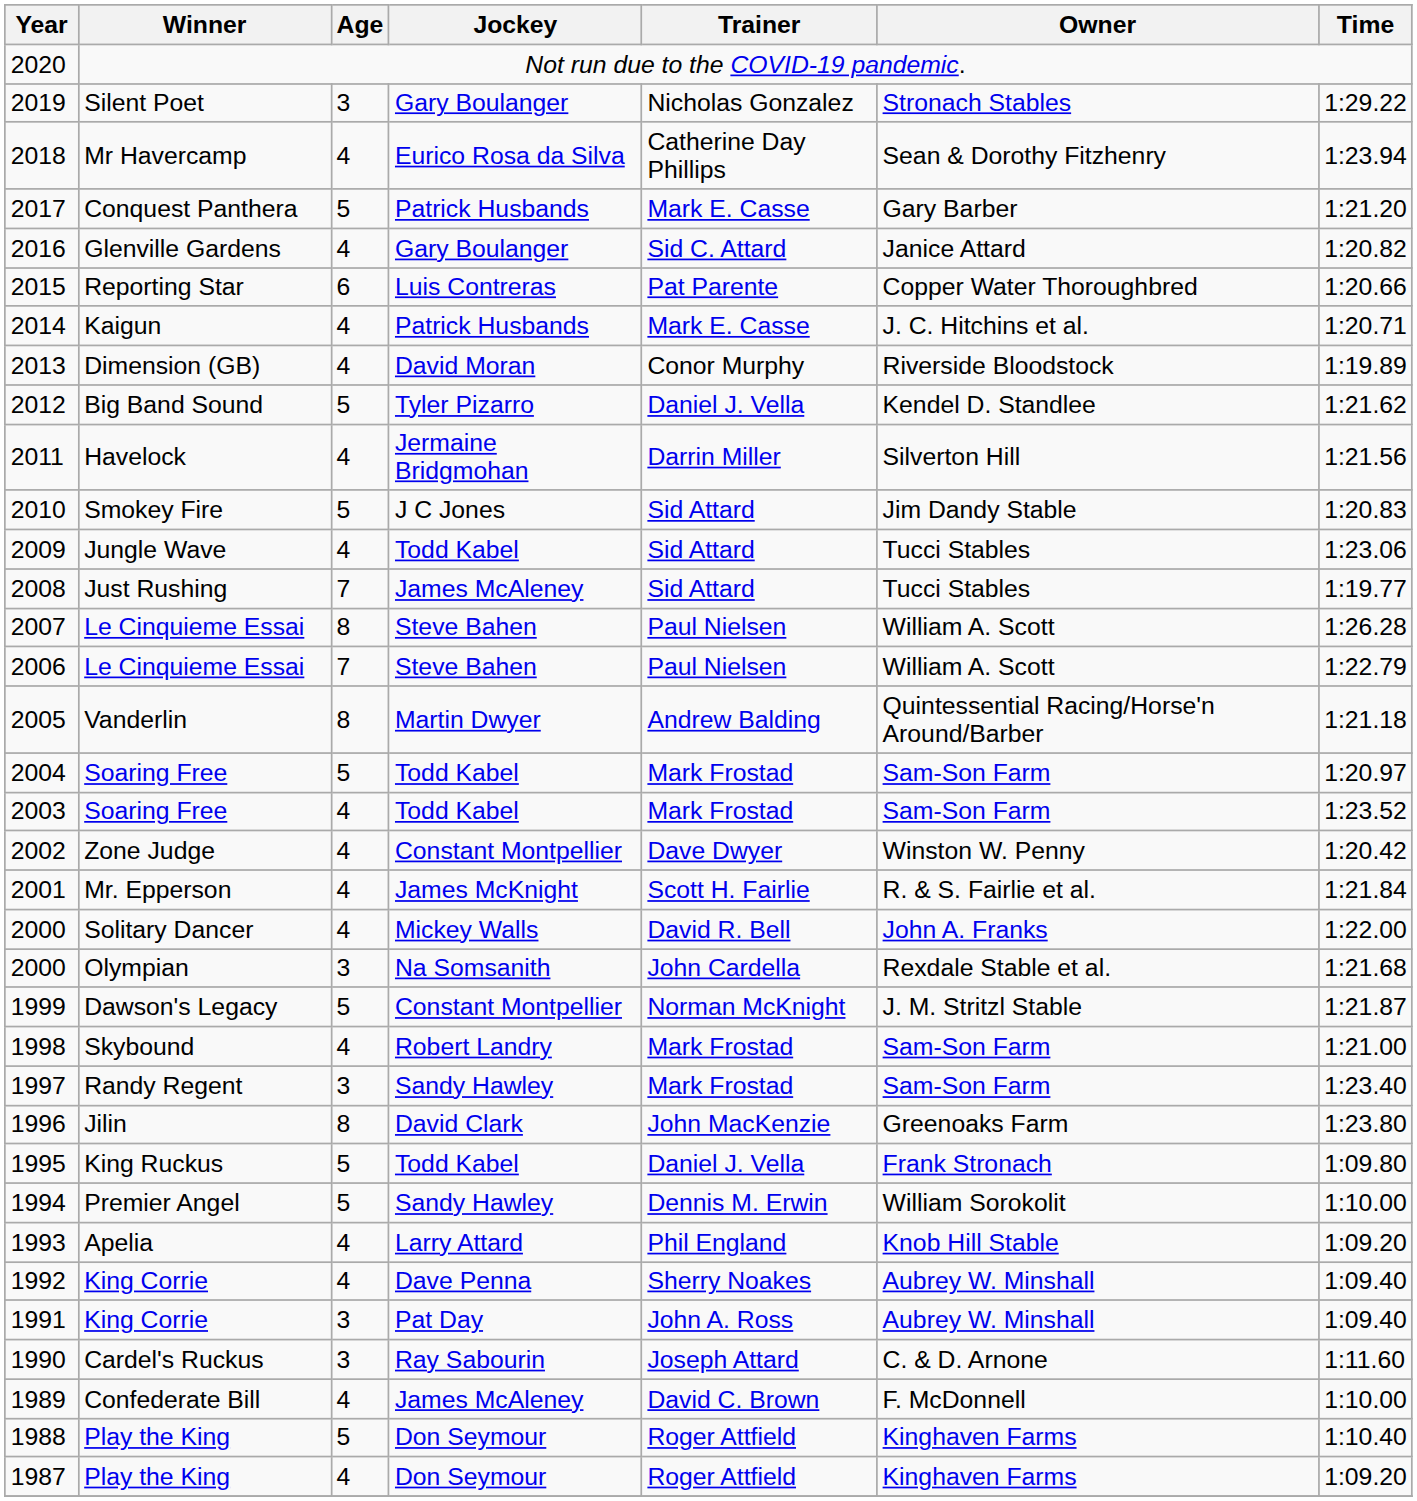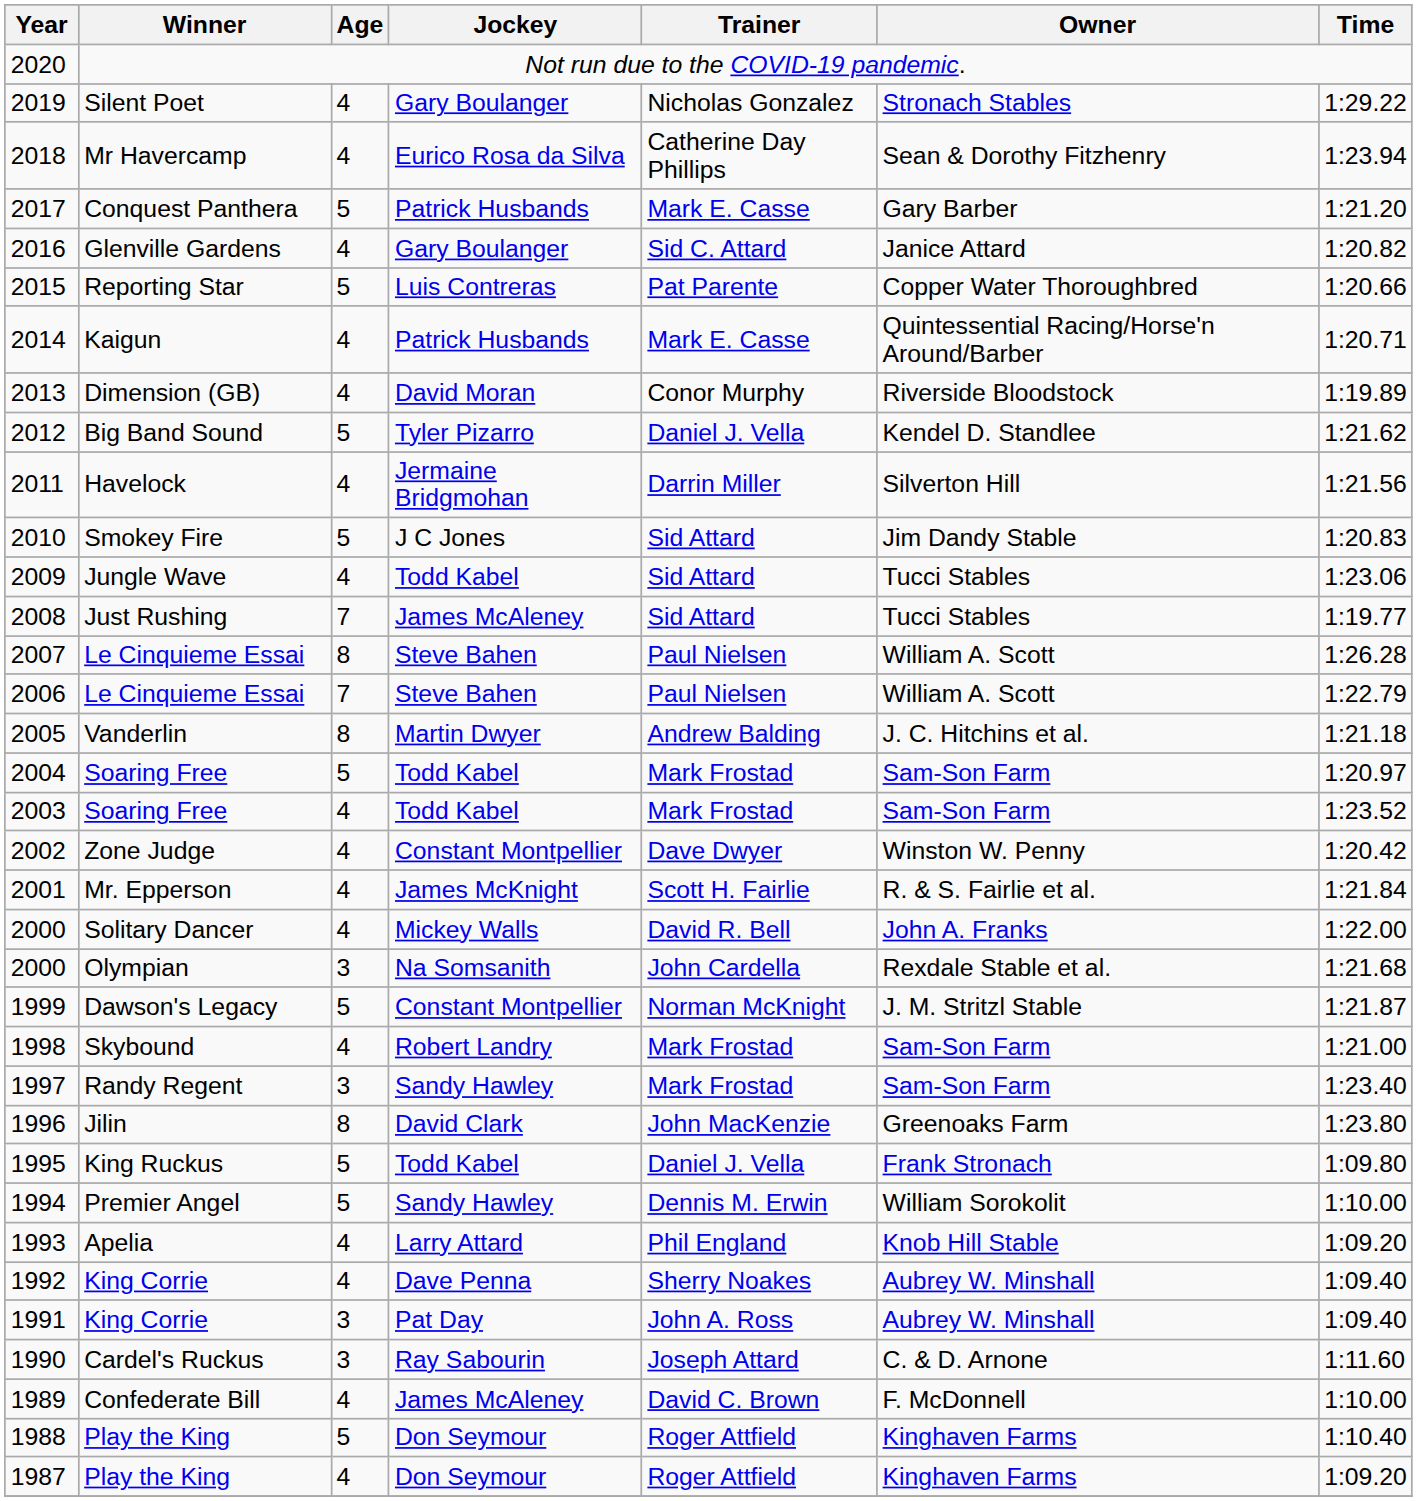(343, 103) 3 -> (343, 103) 4
(343, 287) 6 -> (343, 287) 5
(986, 326) J. C. Hitchins et al. -> (1049, 340) Quintessential Racing/Horse'n Around/Barber
(1049, 720) Quintessential Racing/Horse'n Around/Barber -> (986, 733) J. C. Hitchins et al.
